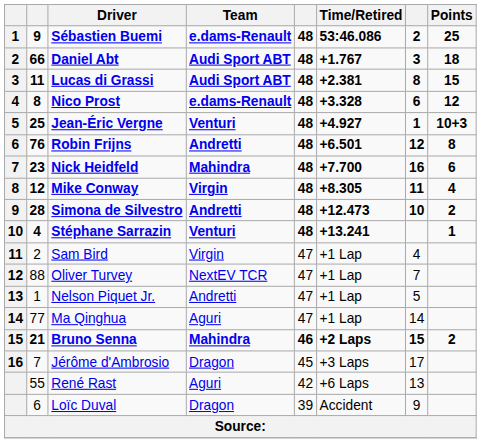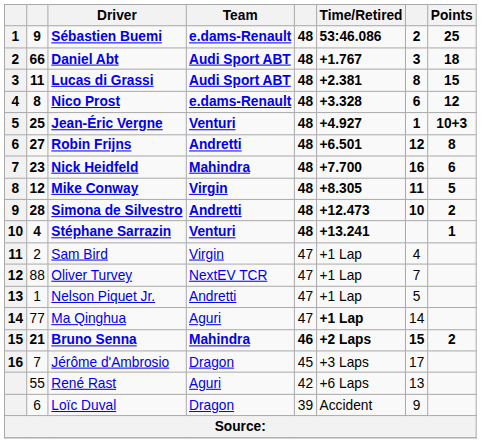(37, 145) 76 -> (37, 145) 27
(452, 188) 4 -> (452, 188) 5
(341, 318) normal -> (342, 318) bold
